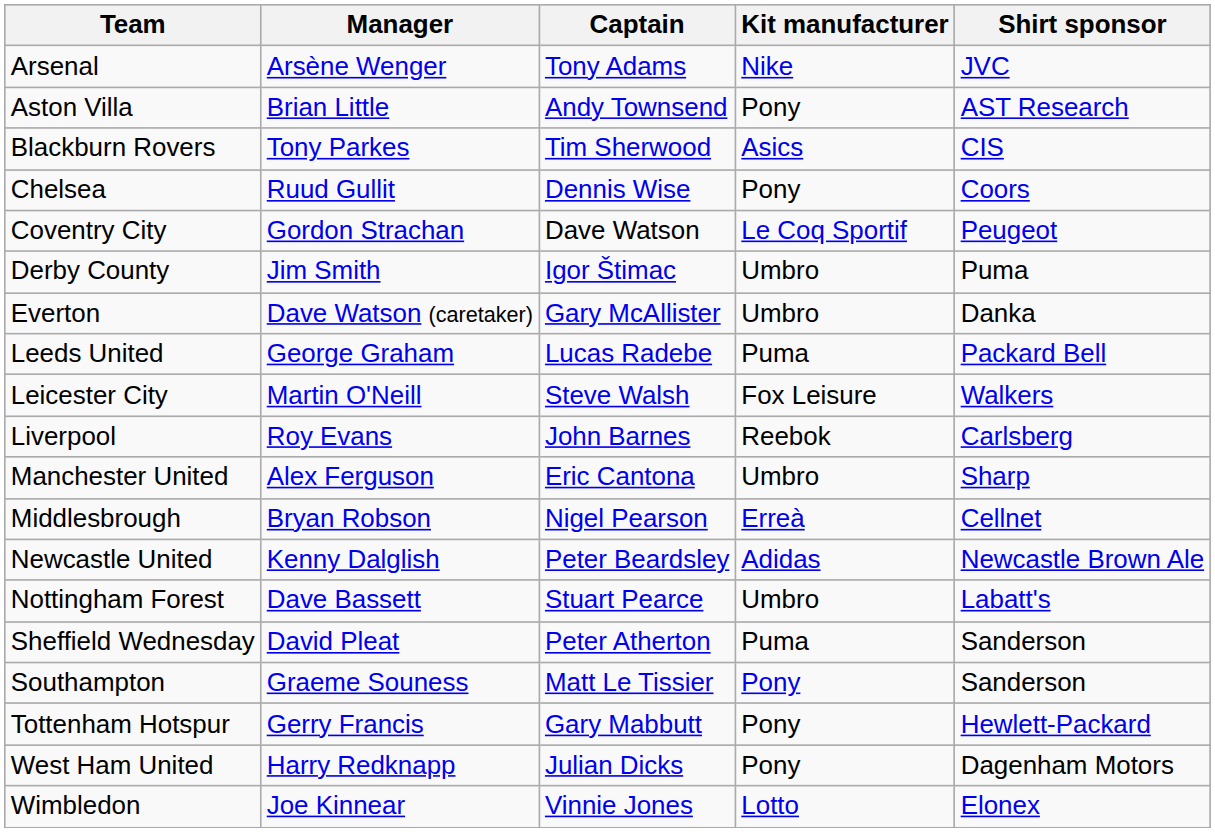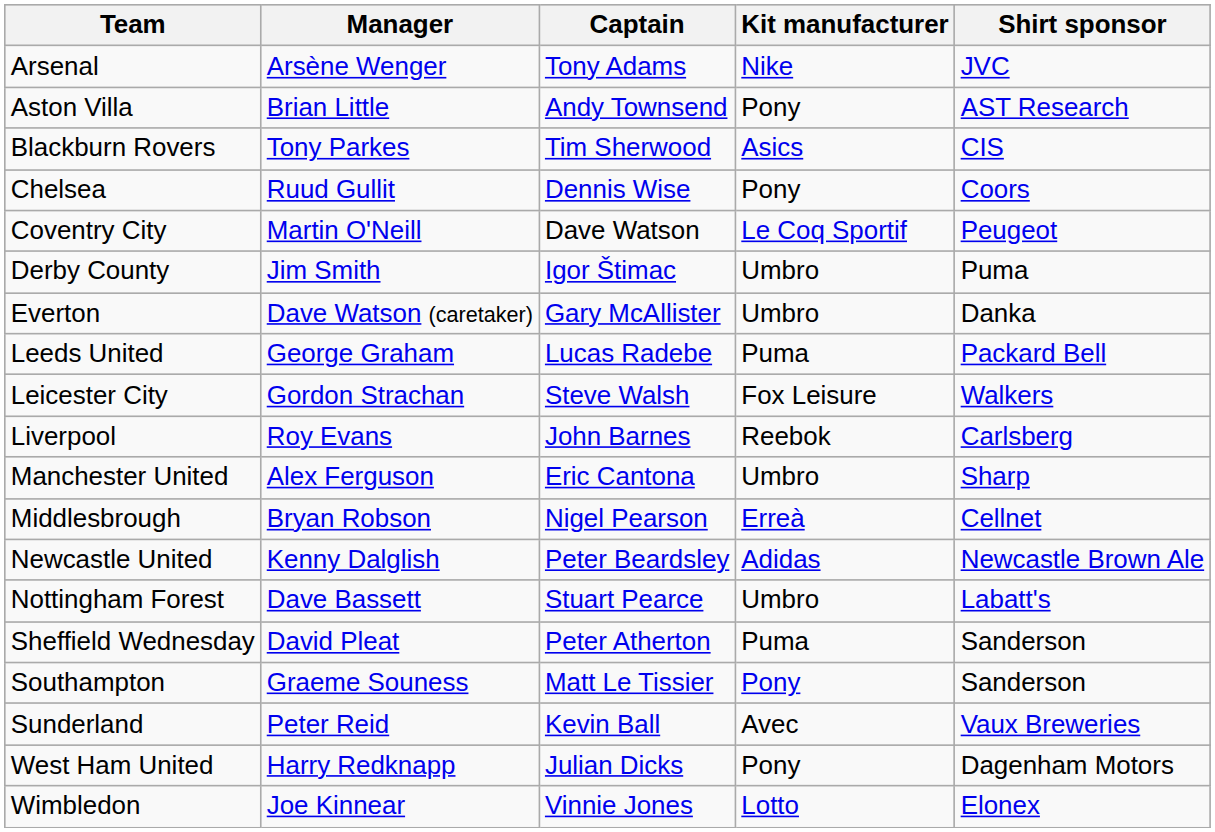(365, 230) Gordon Strachan -> (344, 230) Martin O'Neill
(344, 395) Martin O'Neill -> (365, 395) Gordon Strachan
+ row: (77, 723)
- row: (120, 723)
